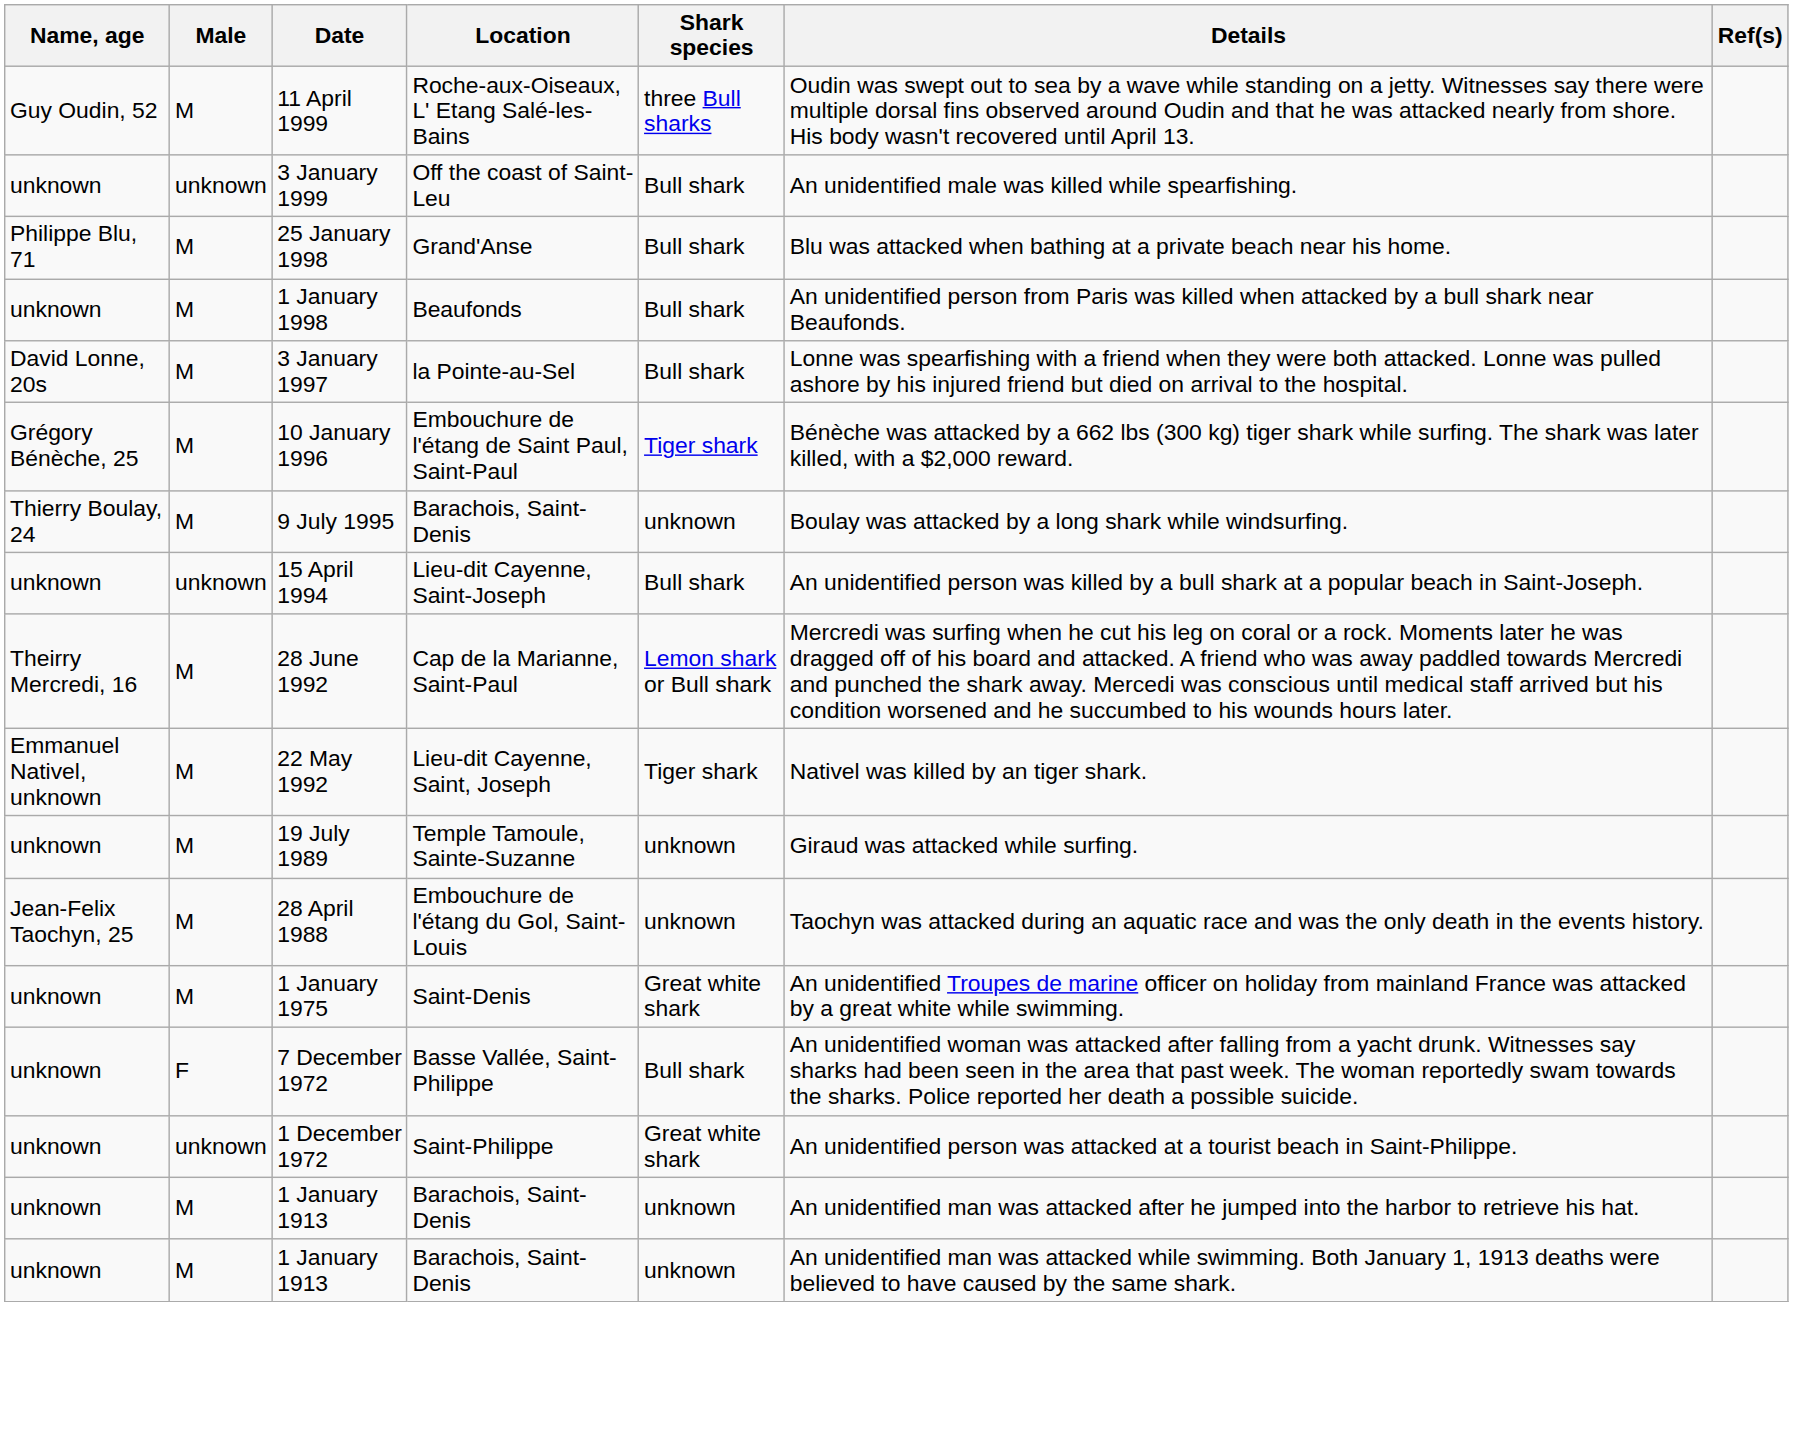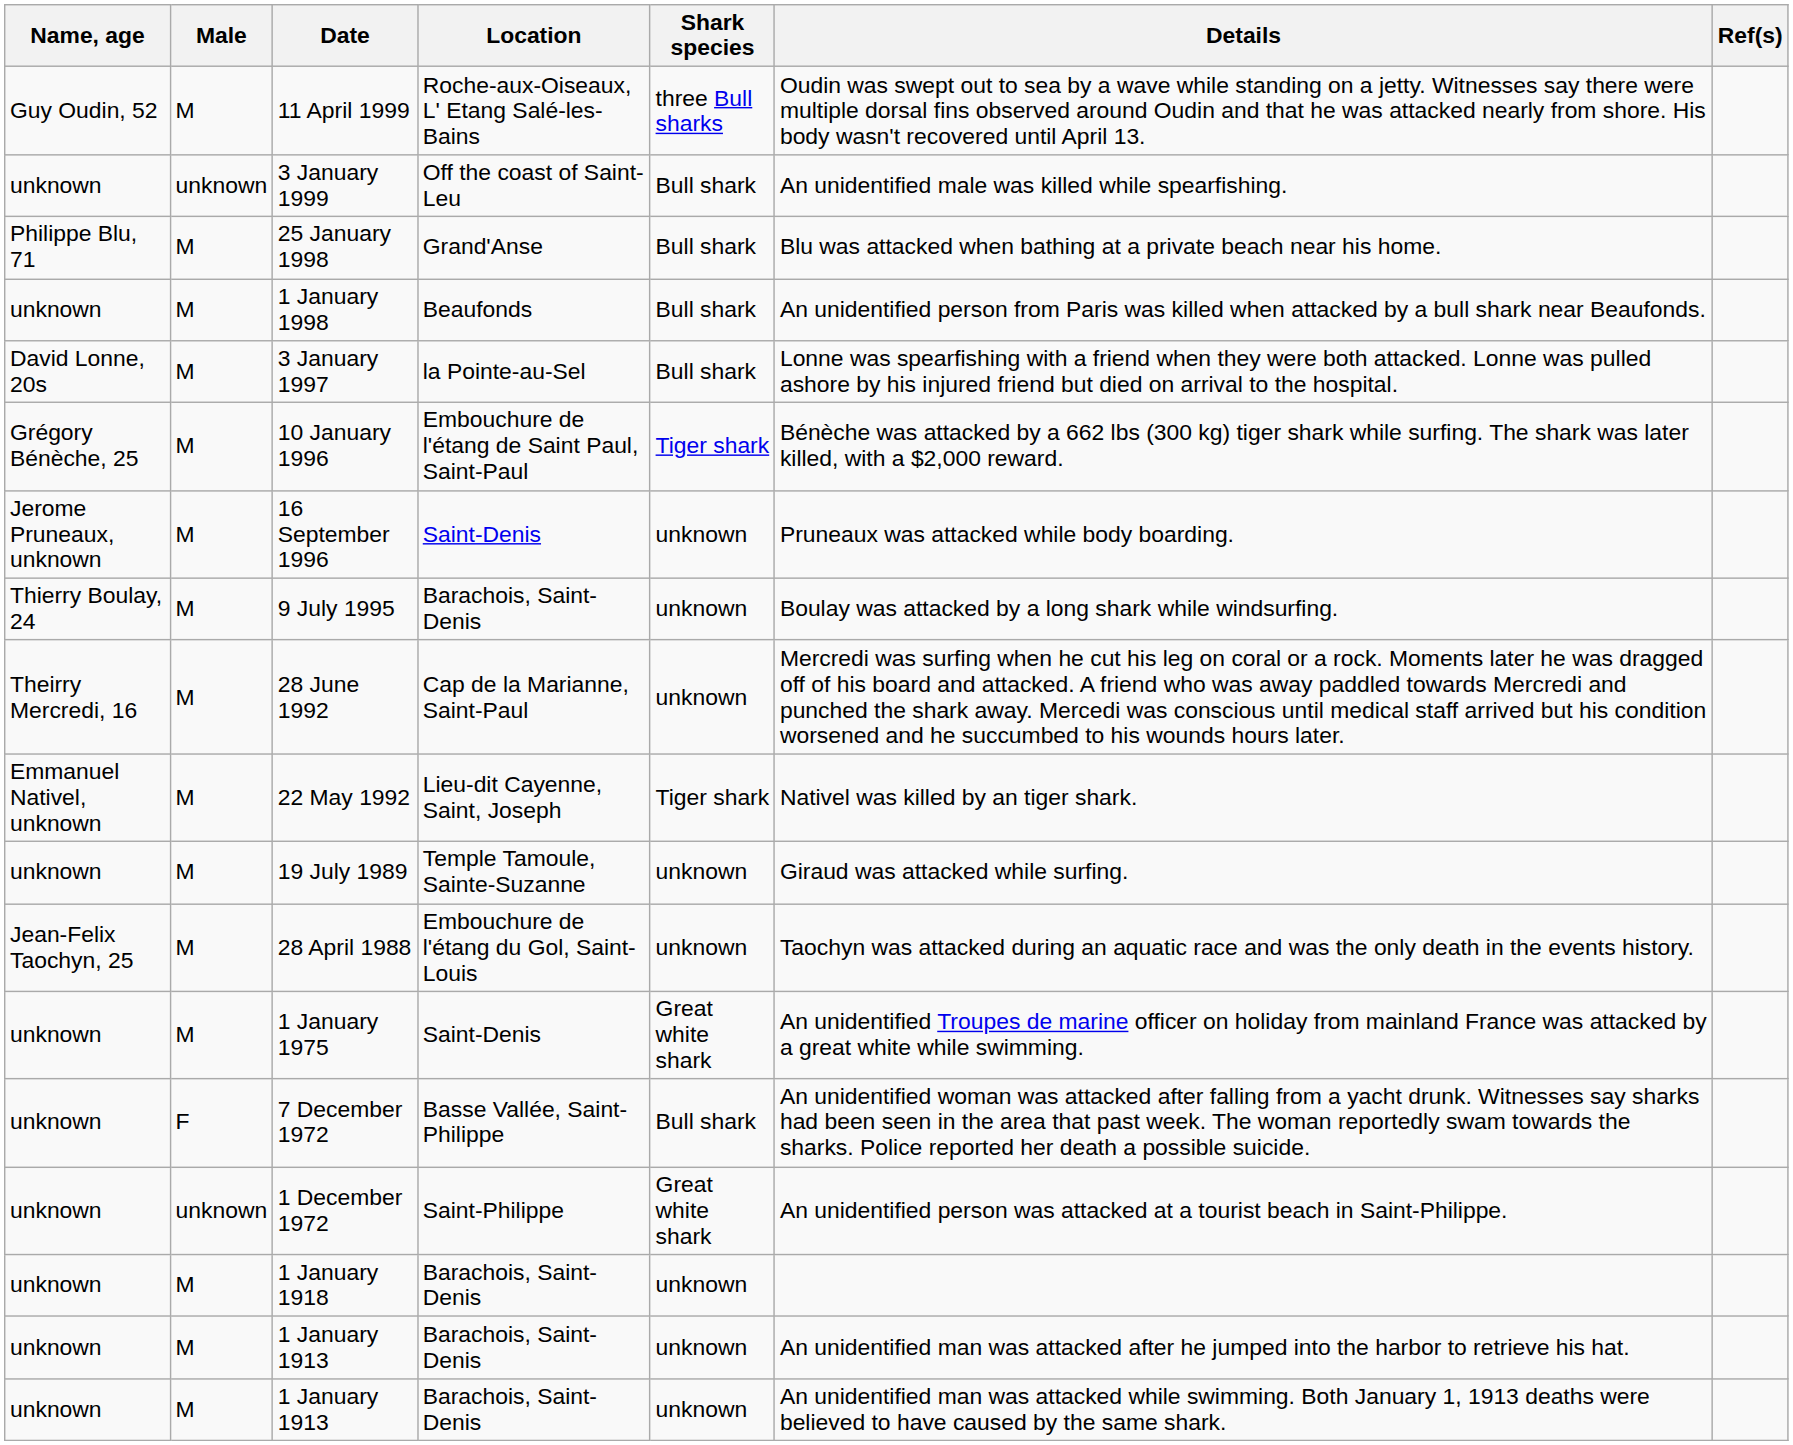+ row: (334, 534)
- row: (315, 583)
(710, 670) Lemon shark or Bull shark -> (701, 696) unknown
+ row: (328, 1285)
